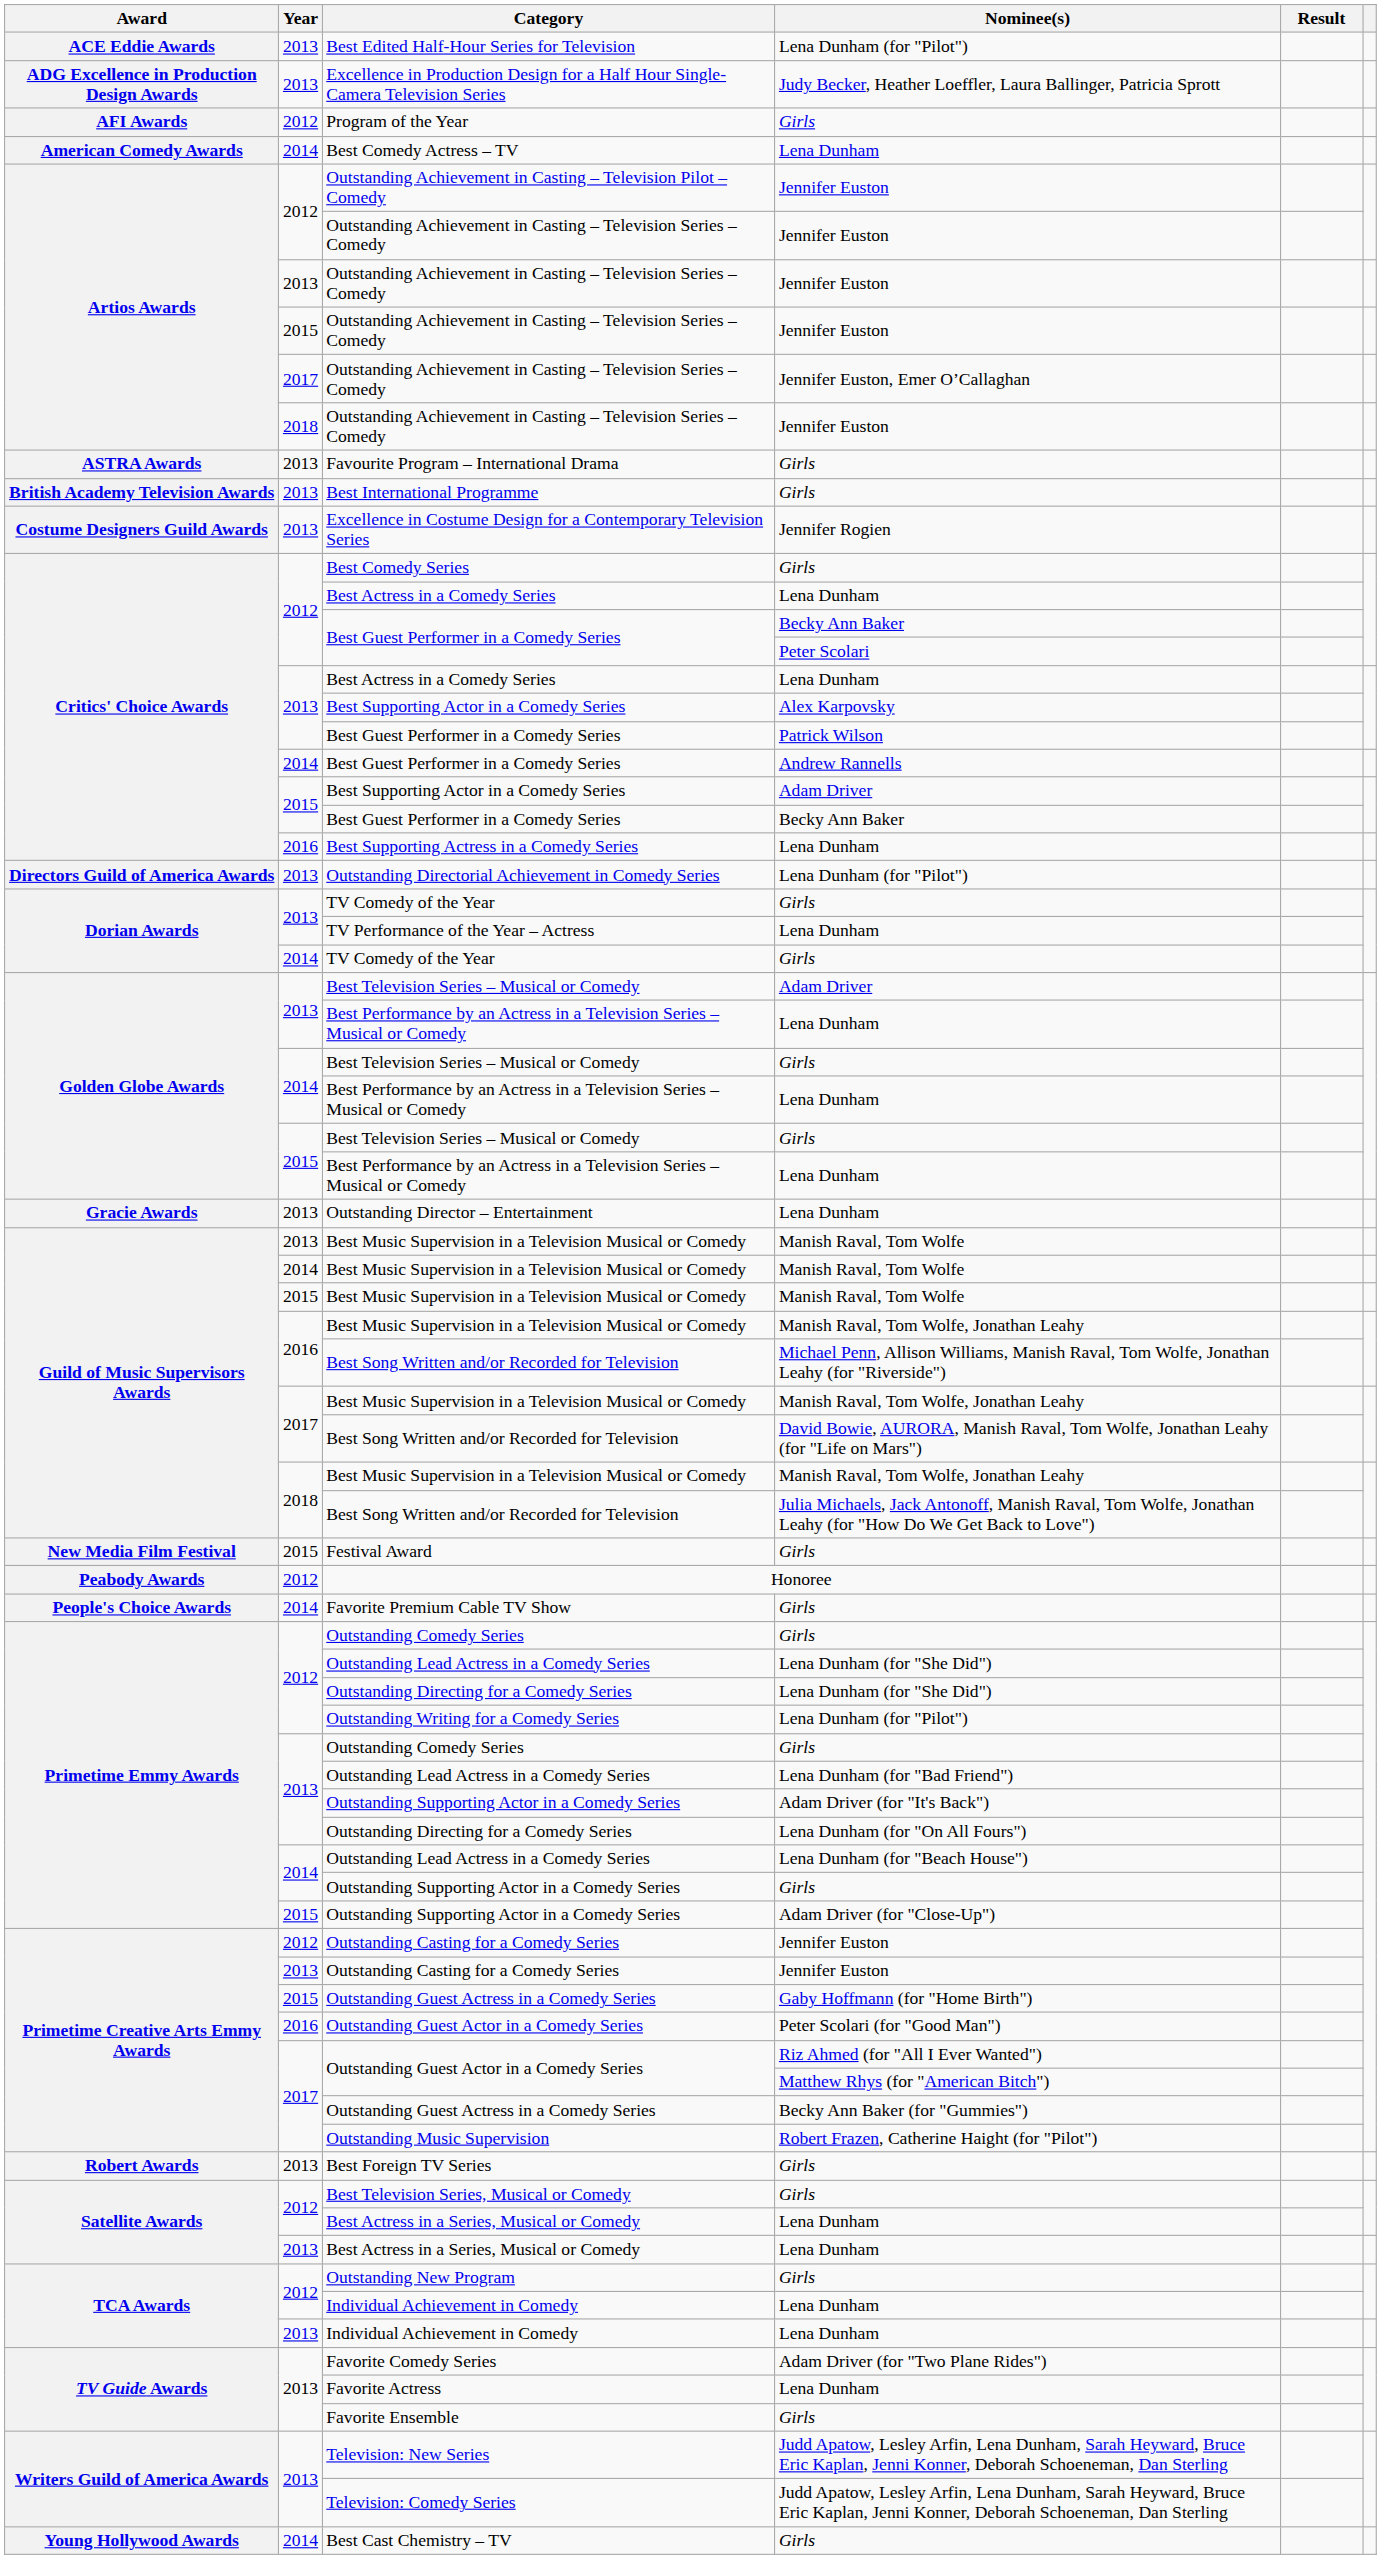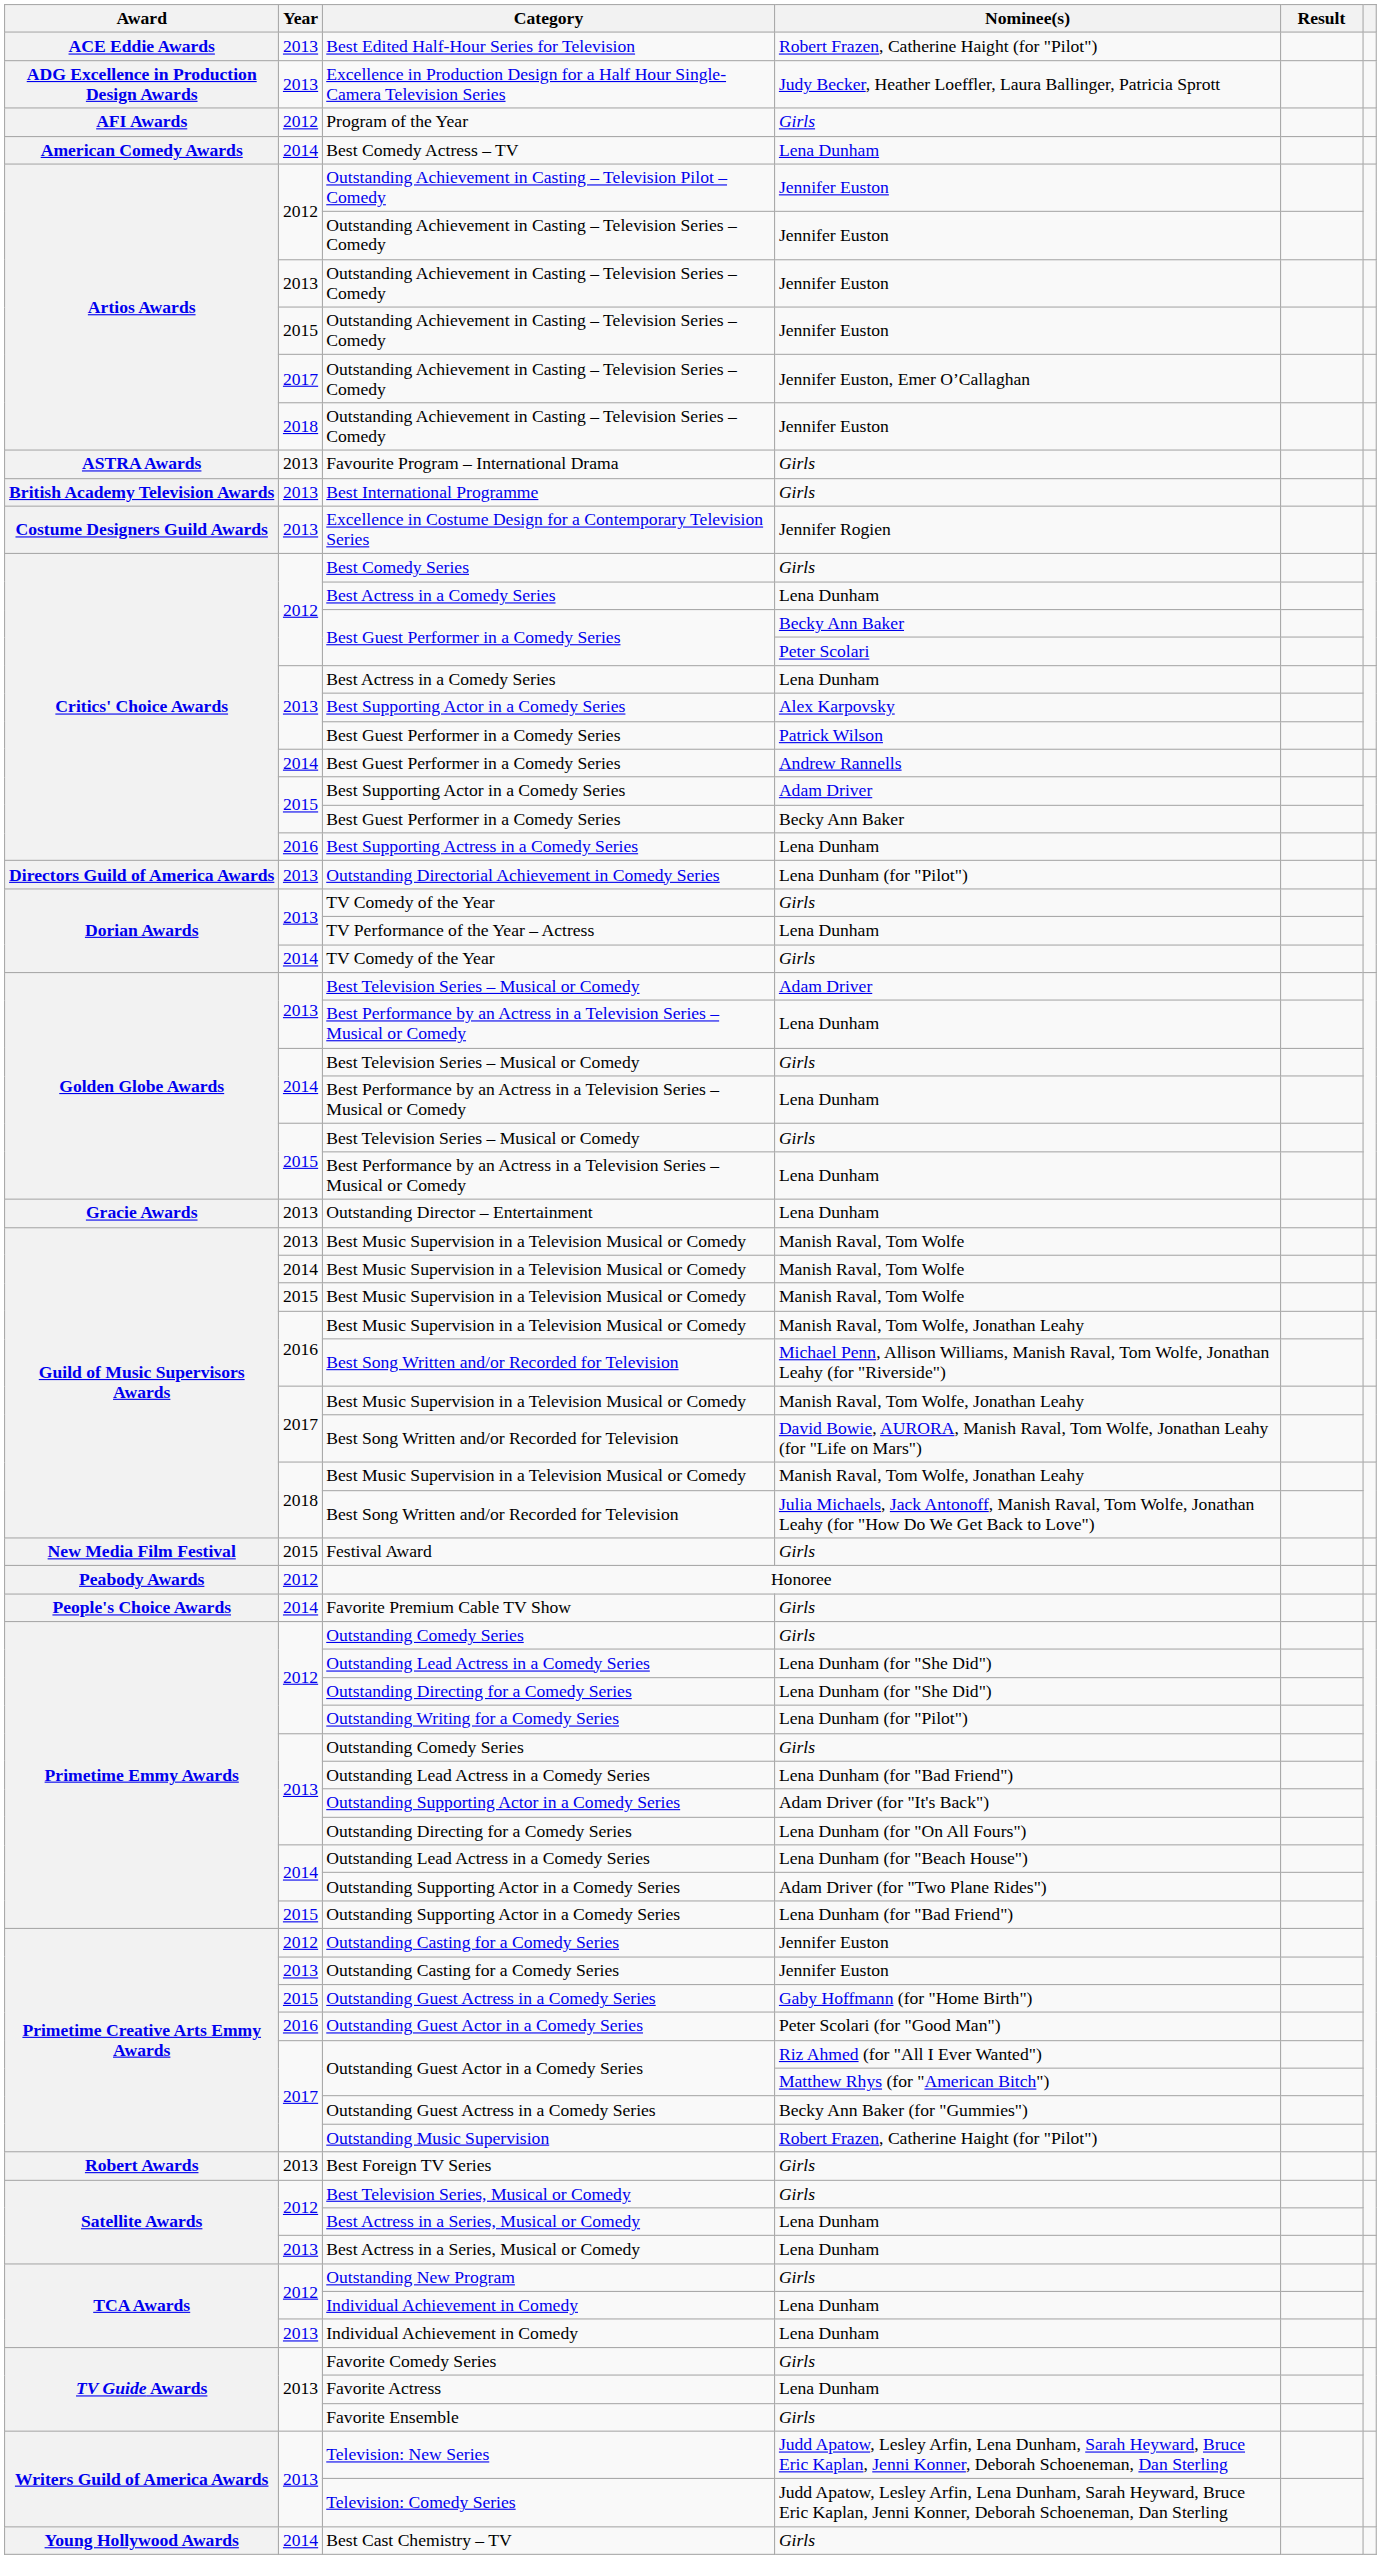(873, 46) Lena Dunham (for "Pilot") -> (938, 46) Robert Frazen, Catherine Haight (for "Pilot")
(797, 1886) Girls -> (913, 1886) Adam Driver (for "Two Plane Rides")
(887, 1914) Adam Driver (for "Close-Up") -> (896, 1914) Lena Dunham (for "Bad Friend")
(913, 2361) Adam Driver (for "Two Plane Rides") -> (797, 2361) Girls
